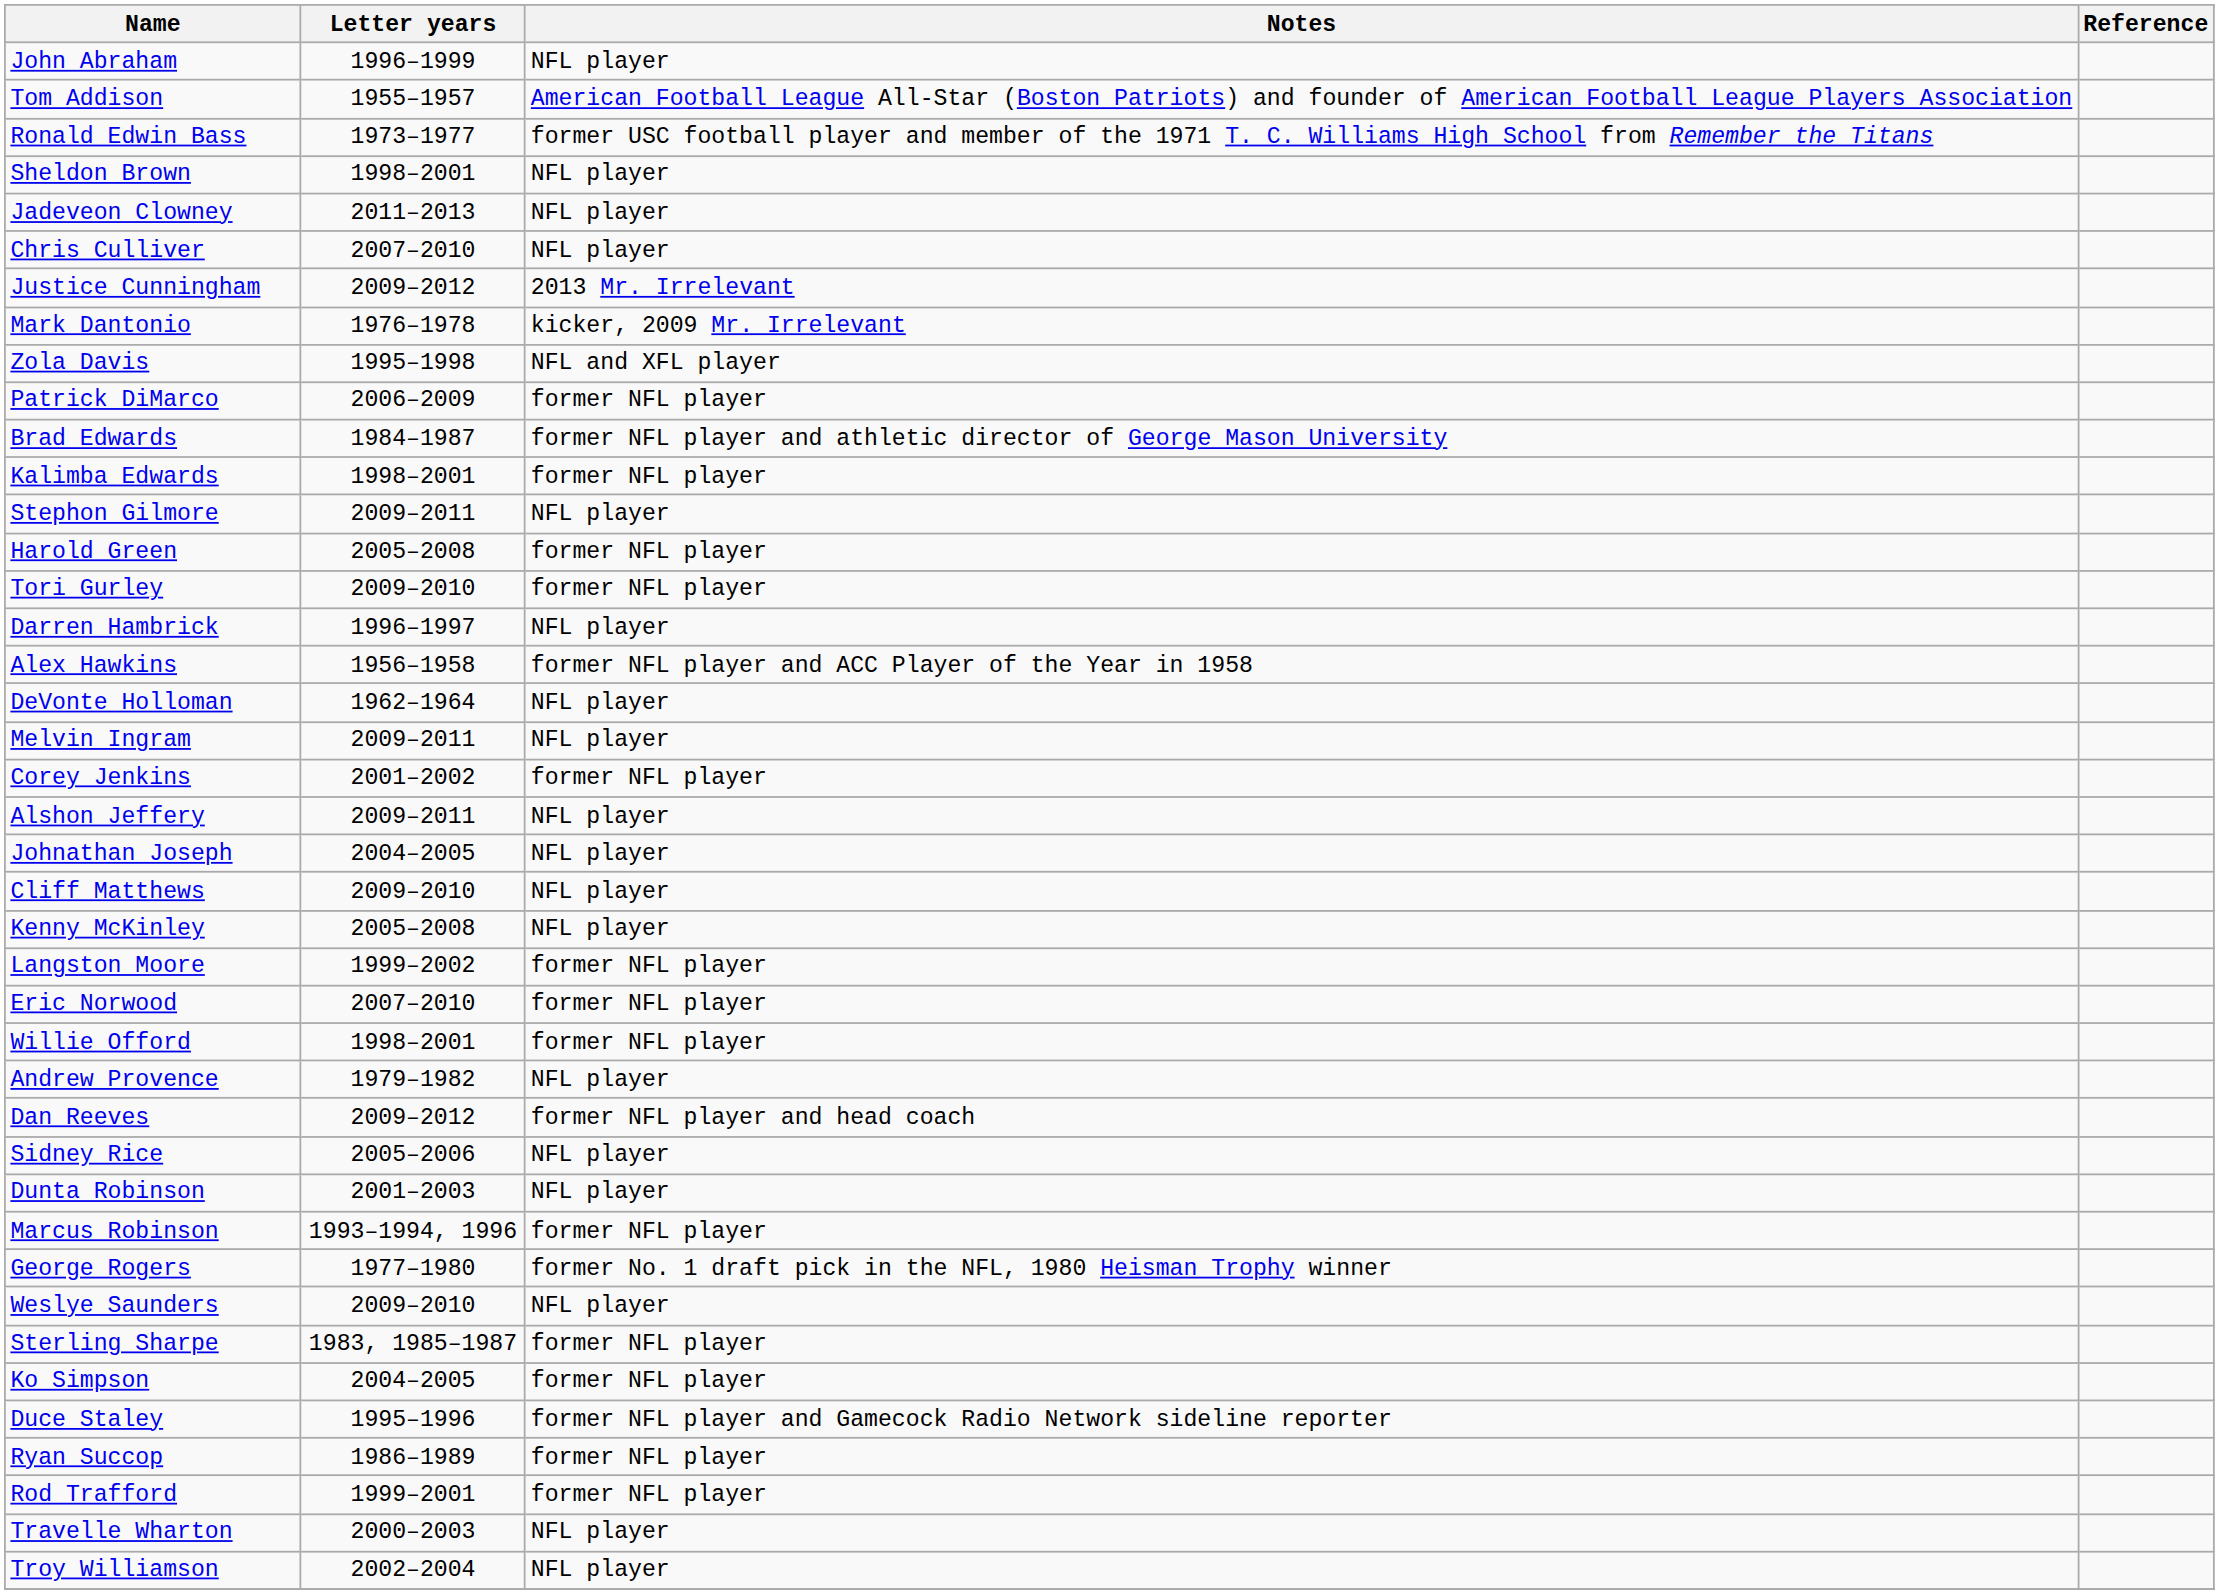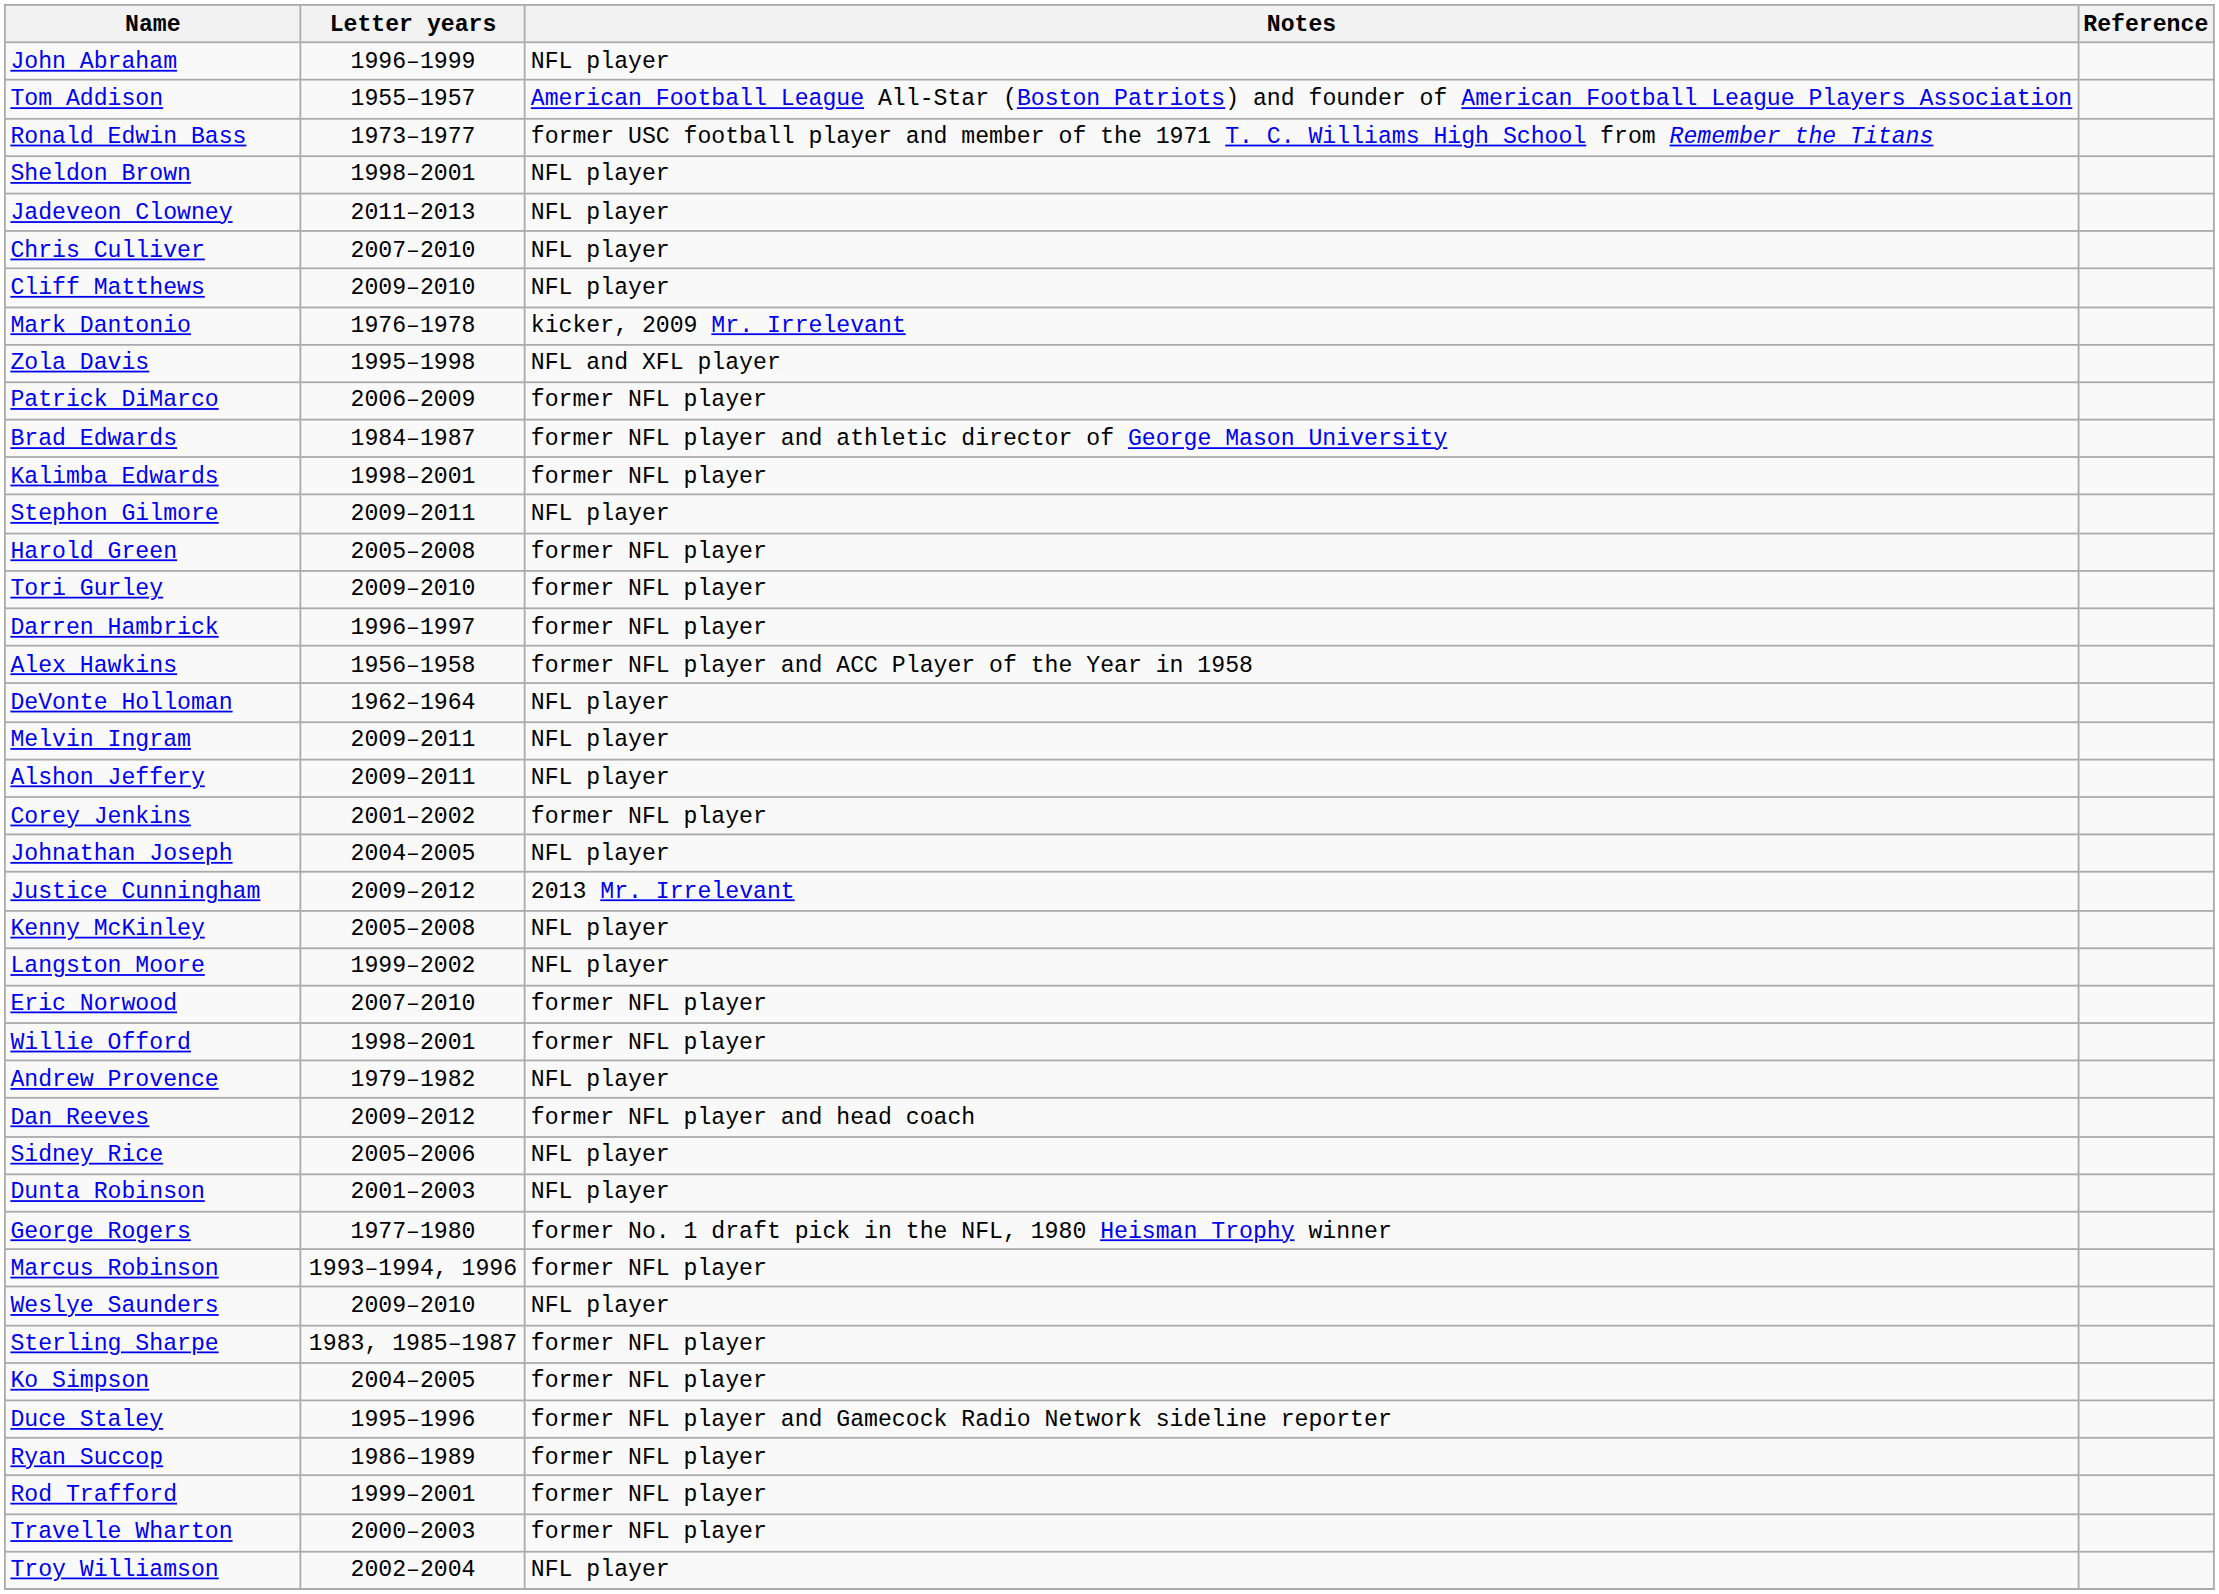rows swapped: (135, 288) <-> (108, 891)
(600, 627) NFL player -> (649, 627) former NFL player
rows swapped: (108, 816) <-> (101, 778)
(649, 967) former NFL player -> (600, 967) NFL player
rows swapped: (115, 1231) <-> (101, 1268)
(600, 1532) NFL player -> (649, 1532) former NFL player
